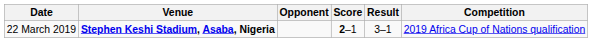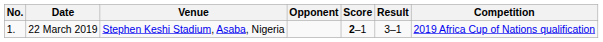+ column: (15, 12)
(178, 29) bold -> (194, 29) normal
